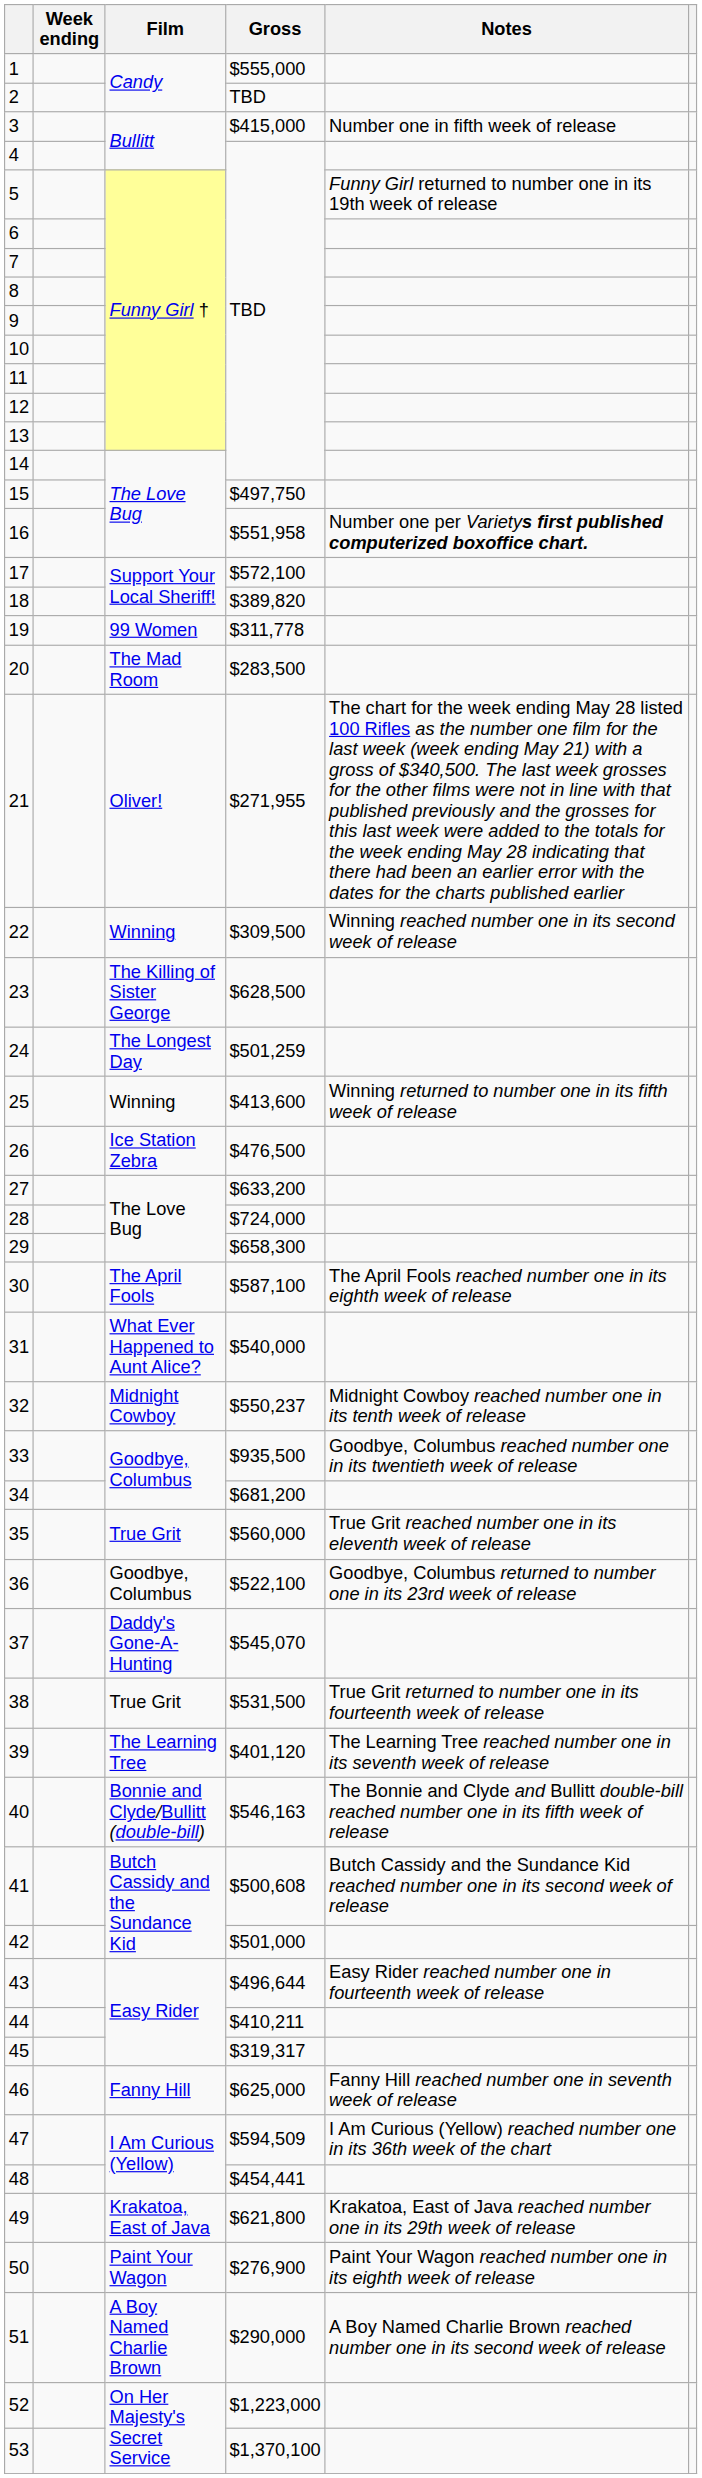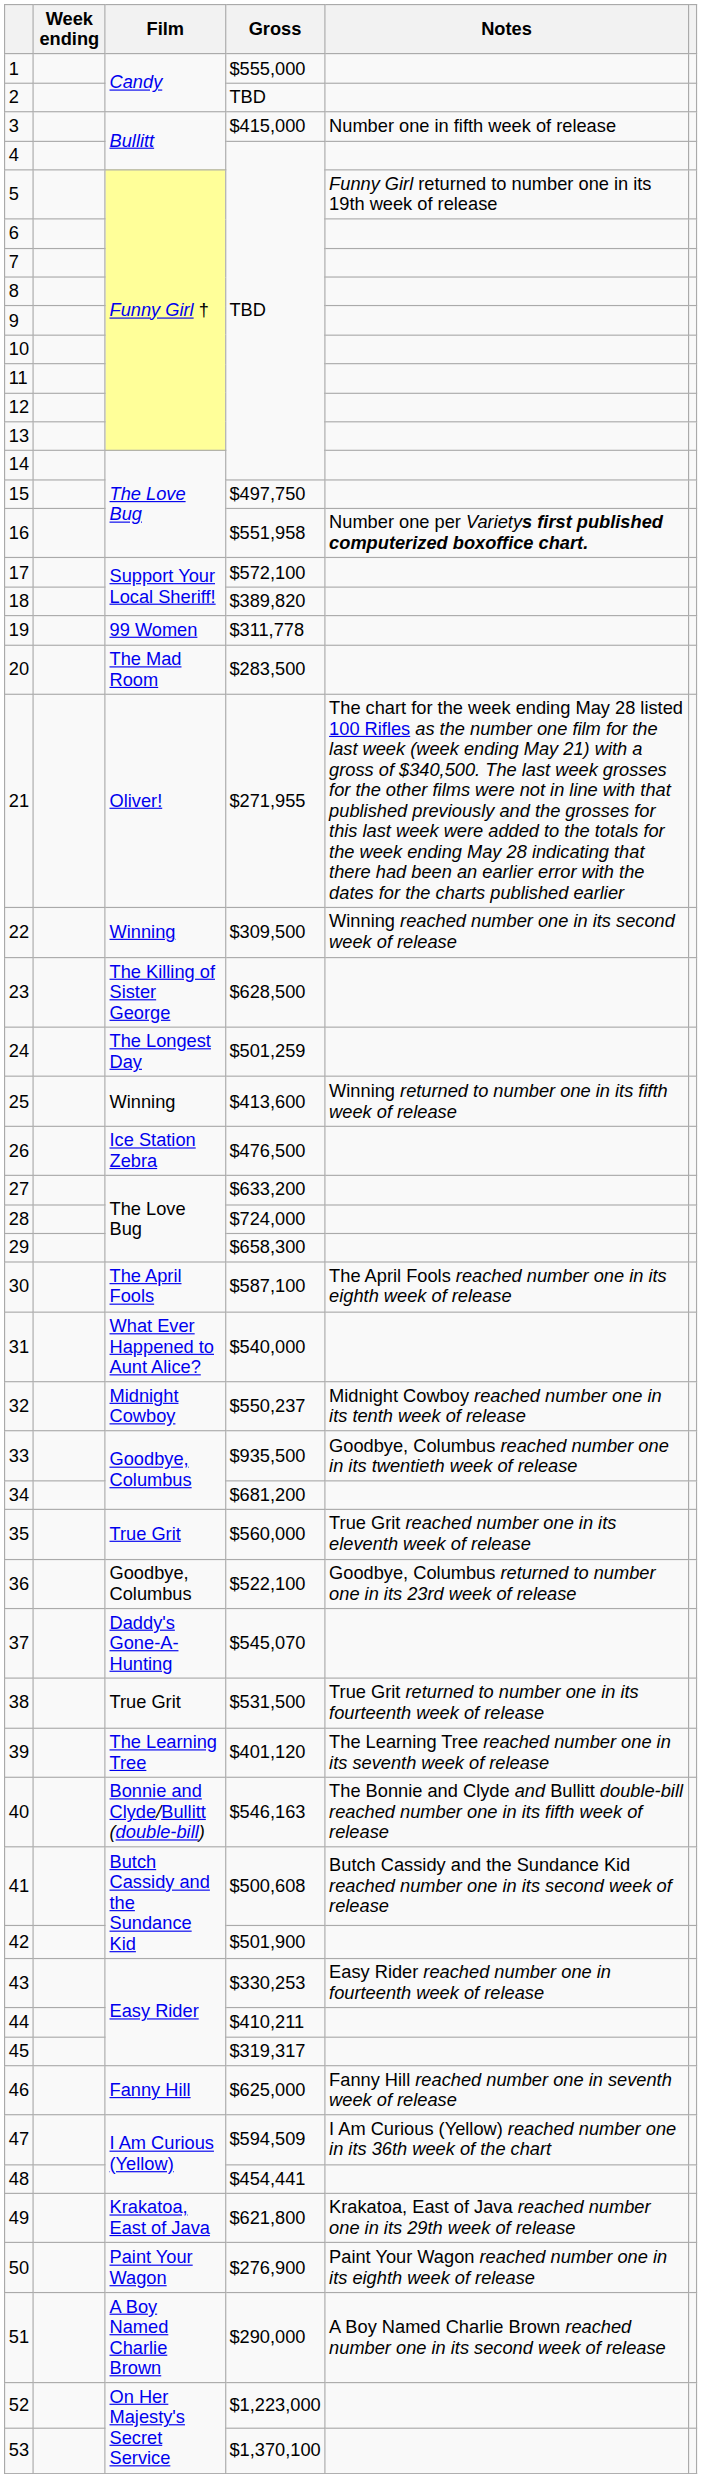(267, 1941) $501,000 -> (267, 1941) $501,900
(267, 1982) $496,644 -> (267, 1982) $330,253
